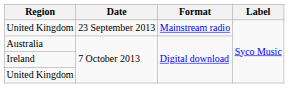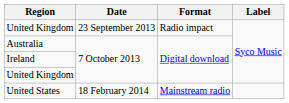(195, 28) Mainstream radio -> (186, 28) Radio impact
+ row: (33, 91)
